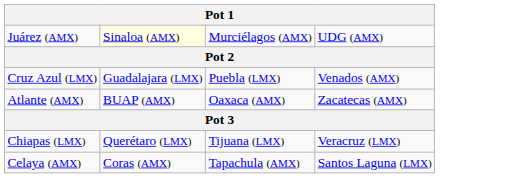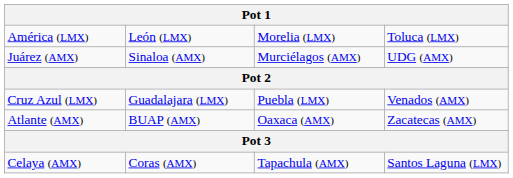+ row: (48, 36)
(141, 36) lightyellow background -> (167, 57) no background
- row: (47, 141)
